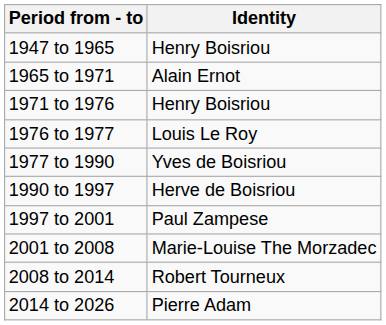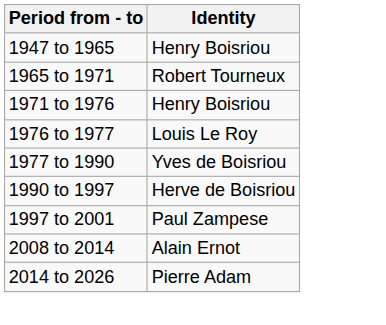(196, 76) Alain Ernot -> (218, 76) Robert Tourneux
- row: (62, 248)
(218, 276) Robert Tourneux -> (196, 248) Alain Ernot
